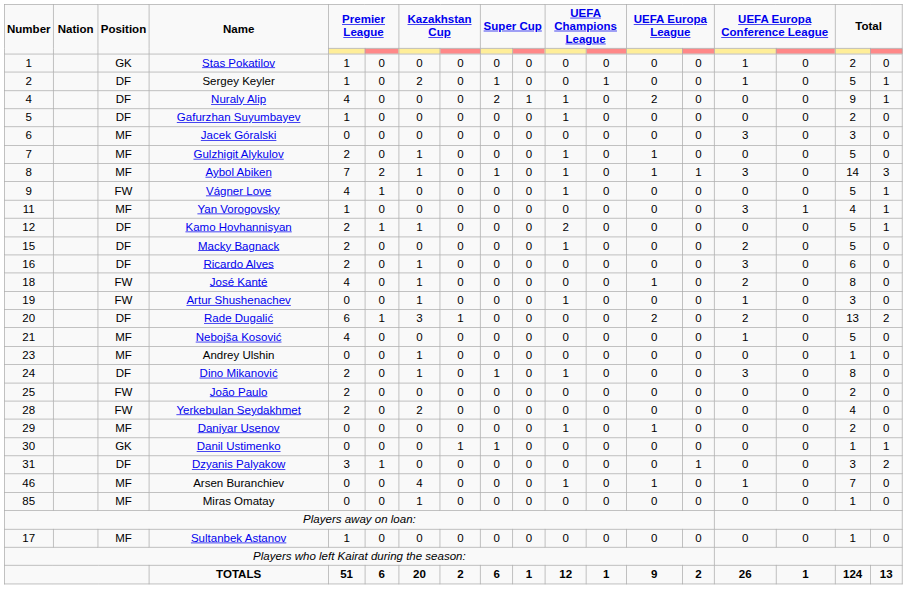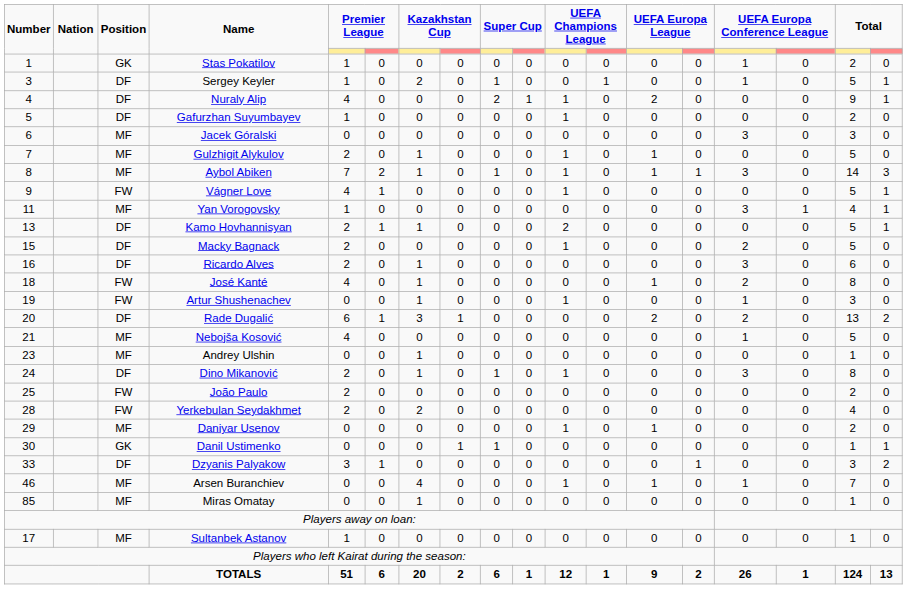(29, 81) 2 -> (29, 81) 3
(29, 227) 12 -> (29, 227) 13
(29, 465) 31 -> (29, 465) 33
